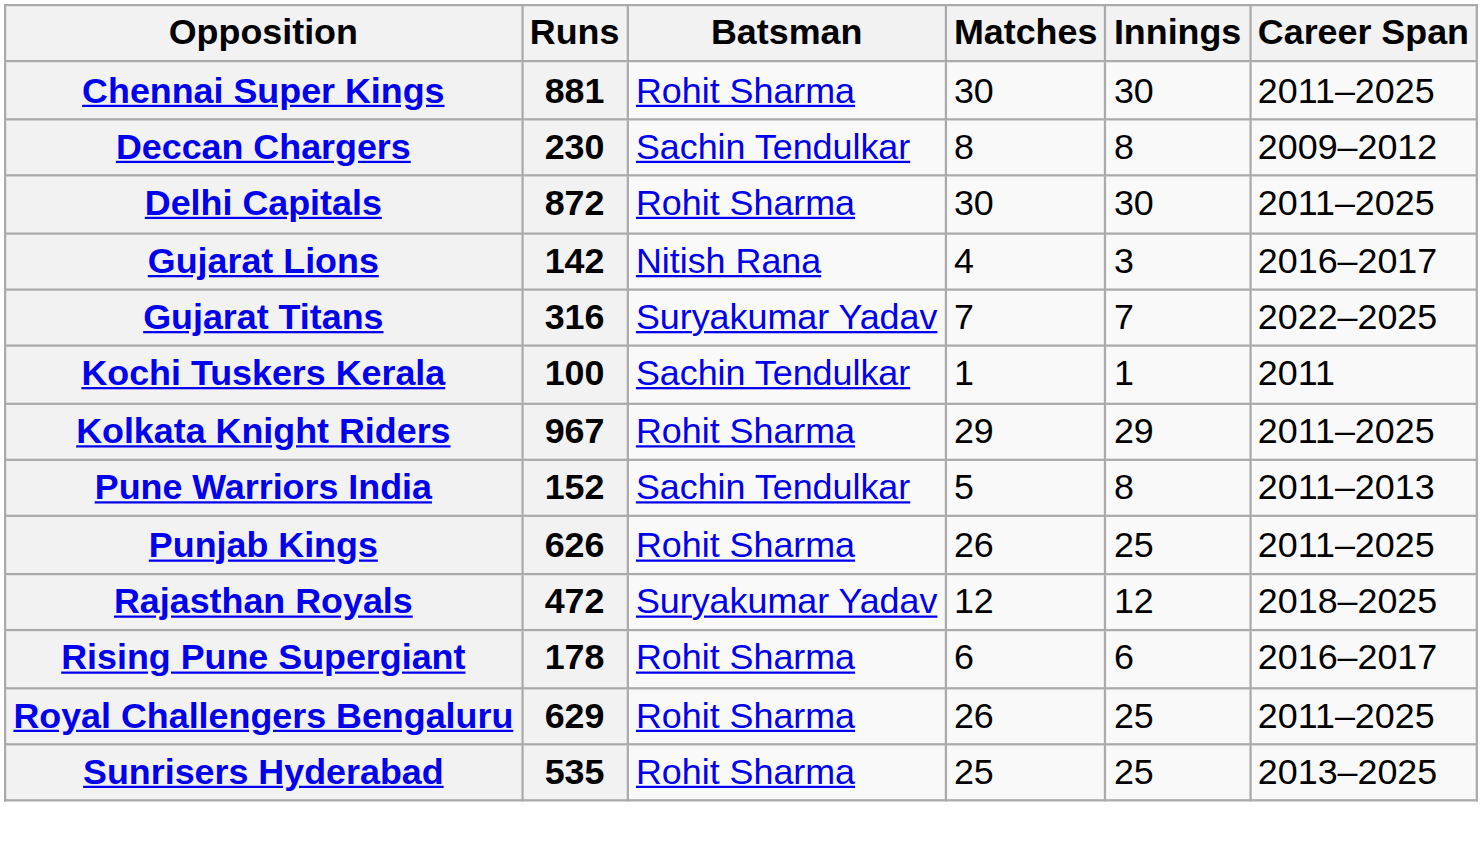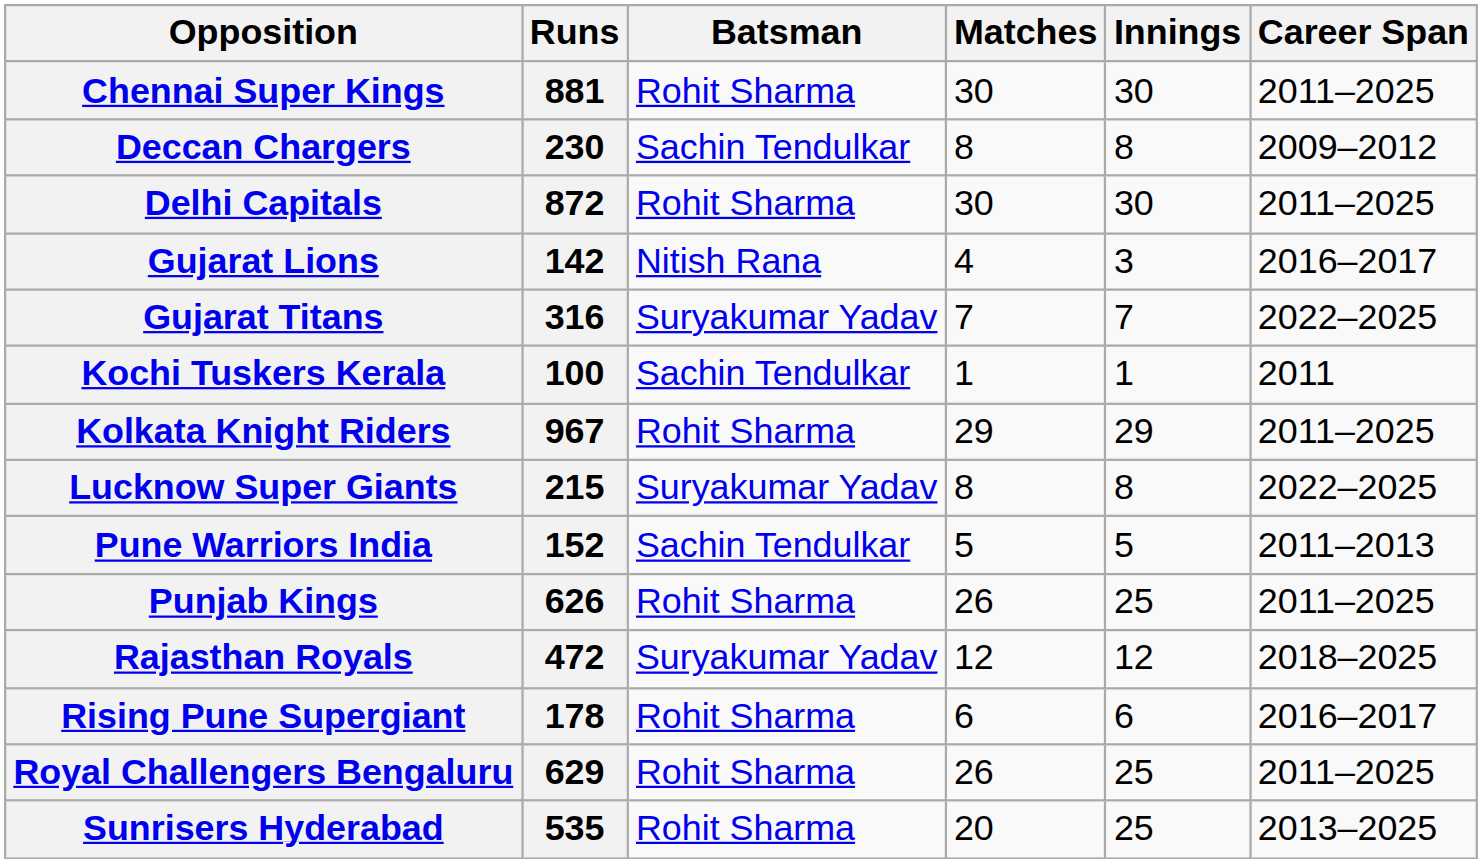+ row: (263, 487)
(1124, 487) 8 -> (1124, 544) 5
(974, 771) 25 -> (974, 828) 20
